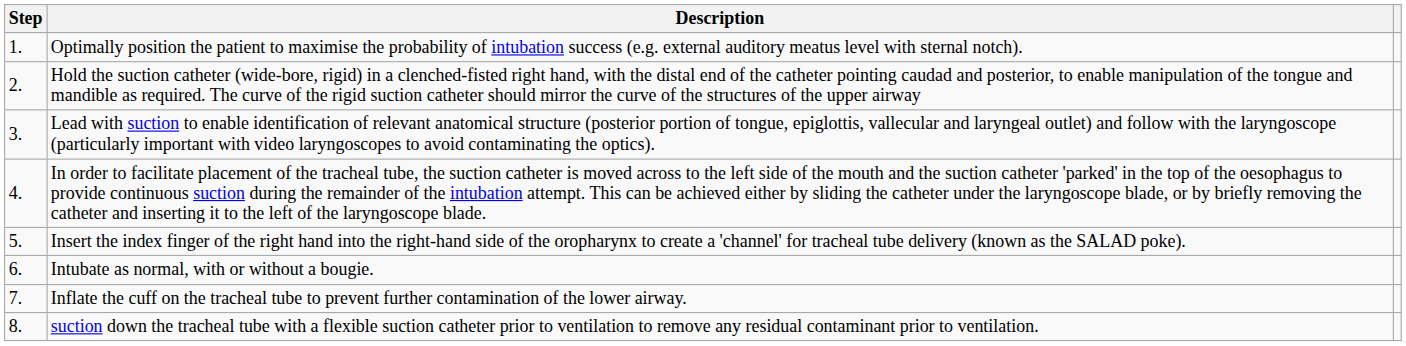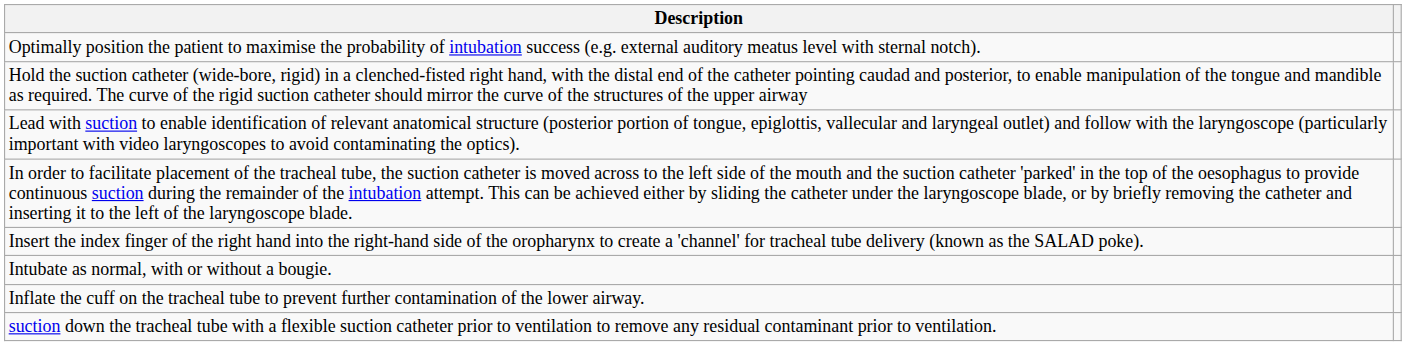- column: (26, 18)
